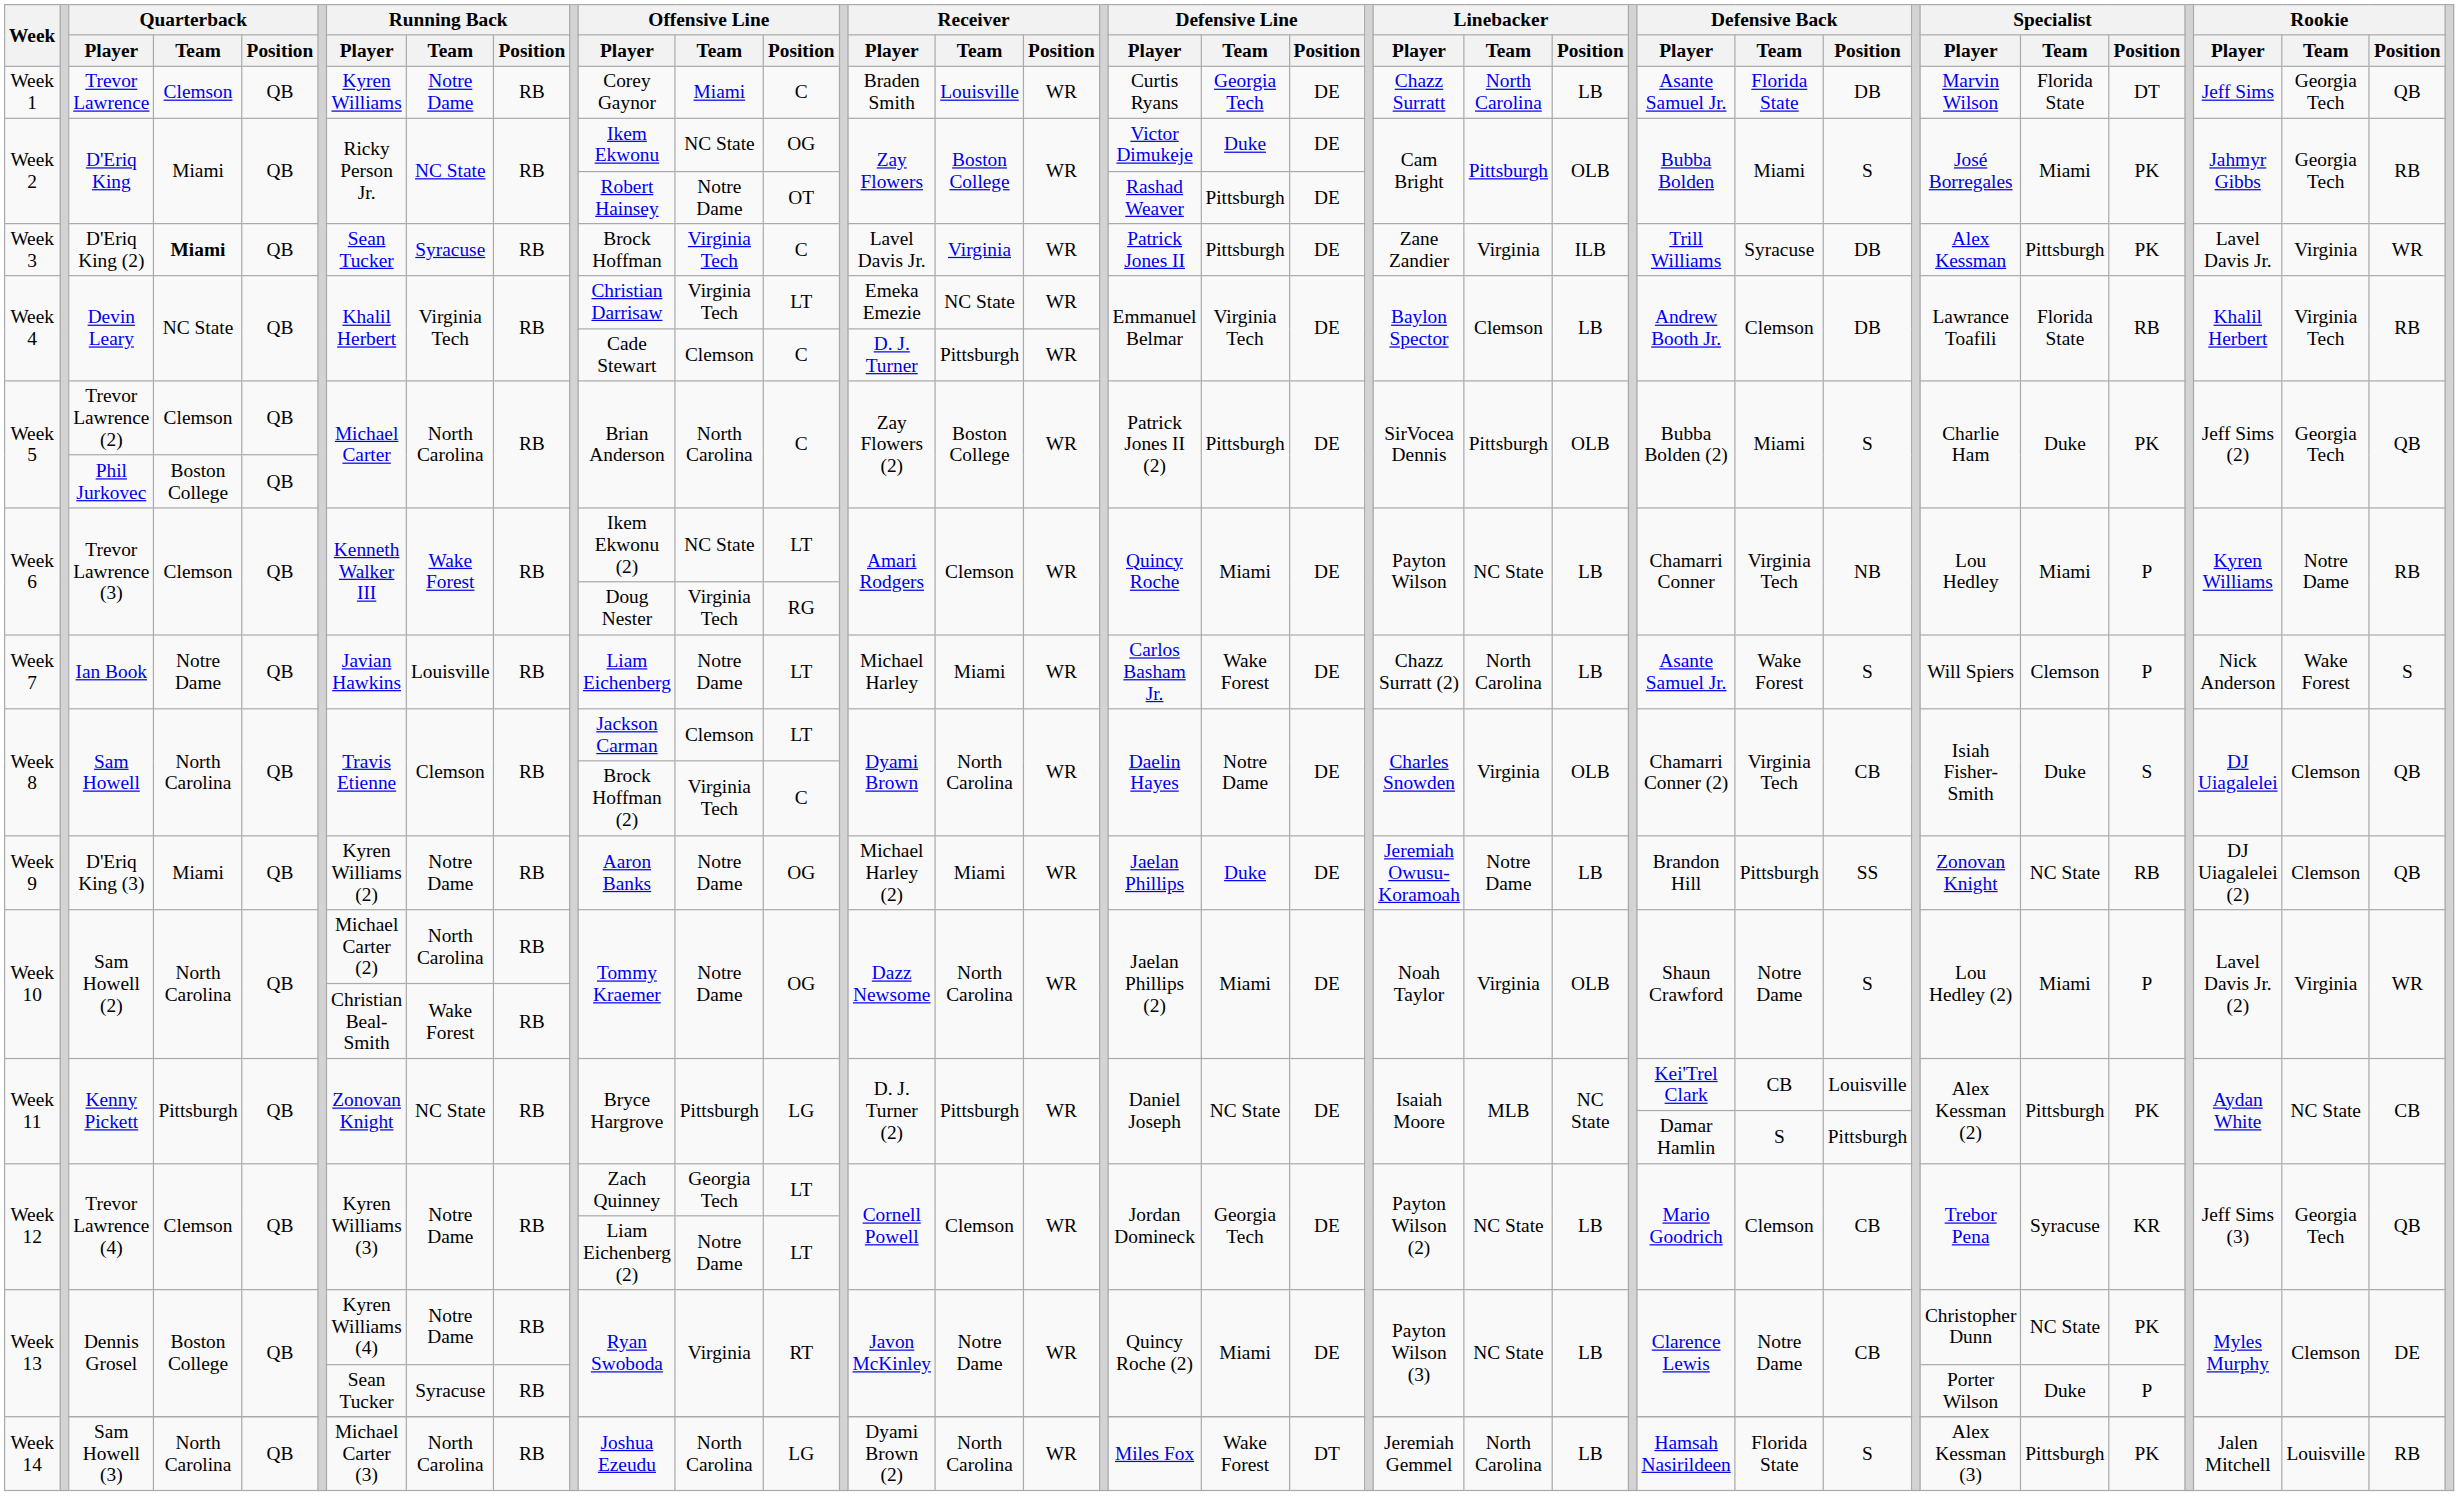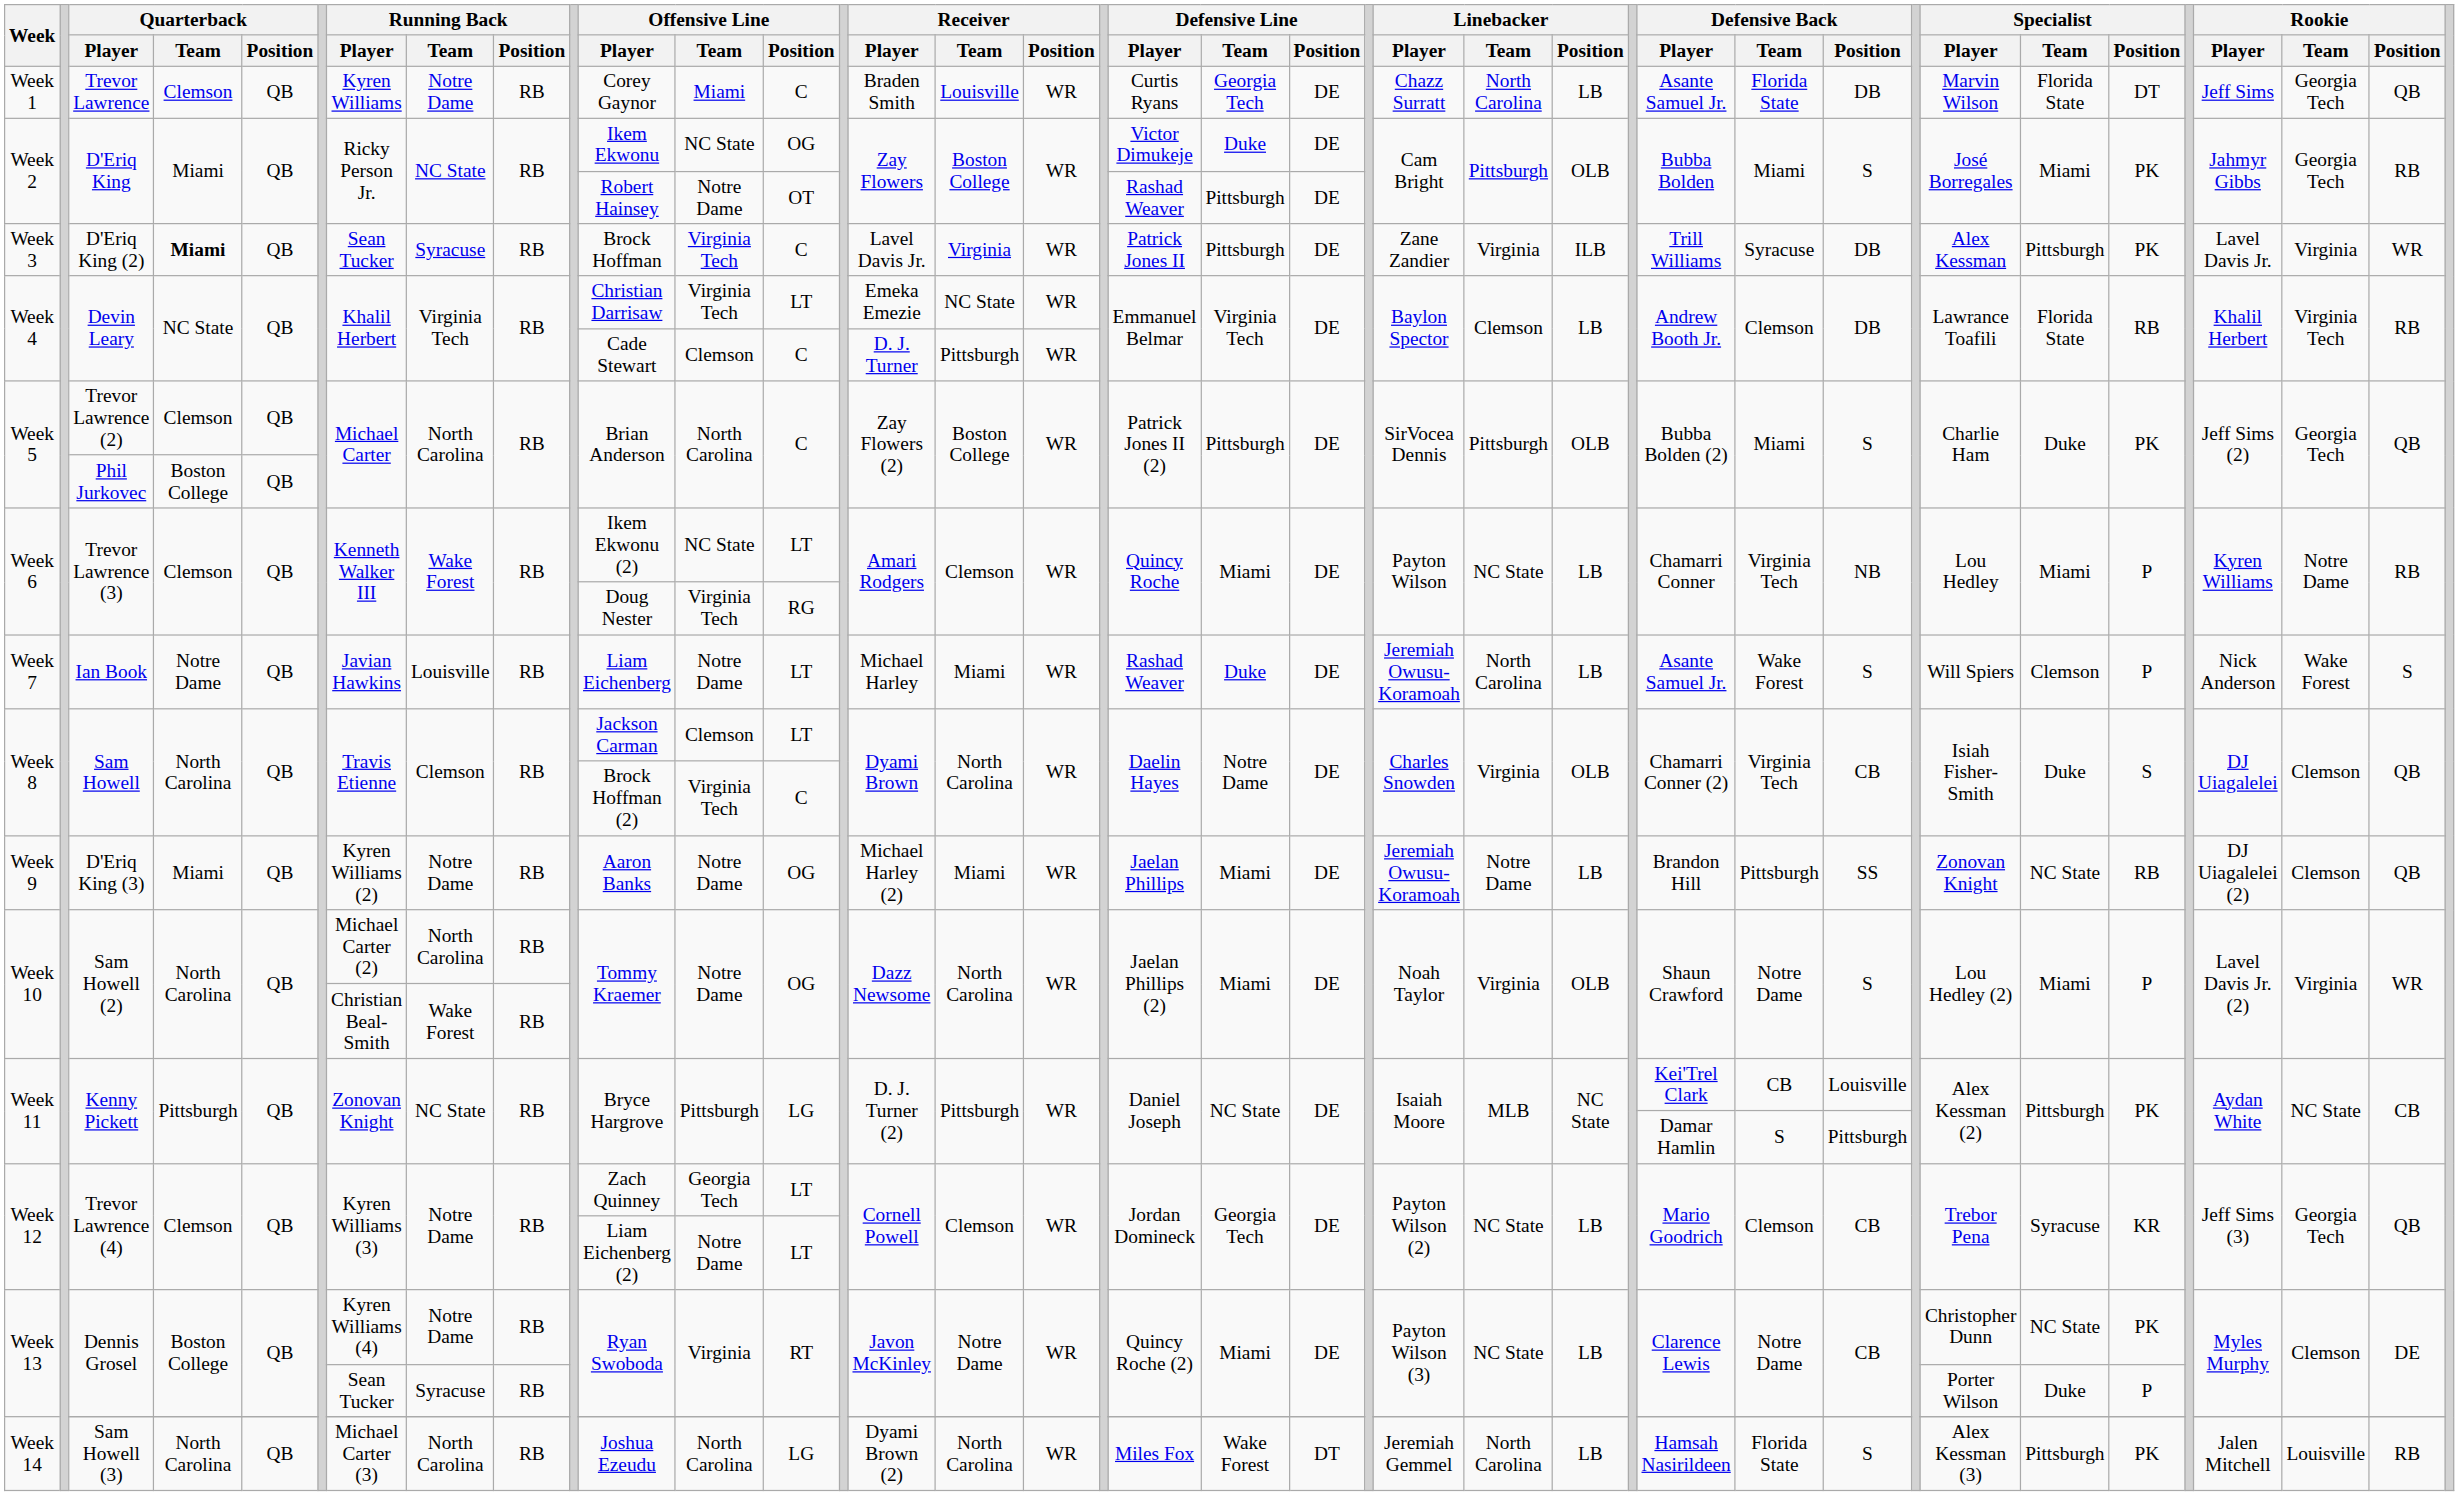(1155, 671) Carlos Basham Jr. -> (1155, 671) Rashad Weaver
(1245, 671) Wake Forest -> (1245, 671) Duke
(1419, 671) Chazz Surratt (2) -> (1419, 671) Jeremiah Owusu-Koramoah
(1245, 872) Duke -> (1245, 872) Miami
